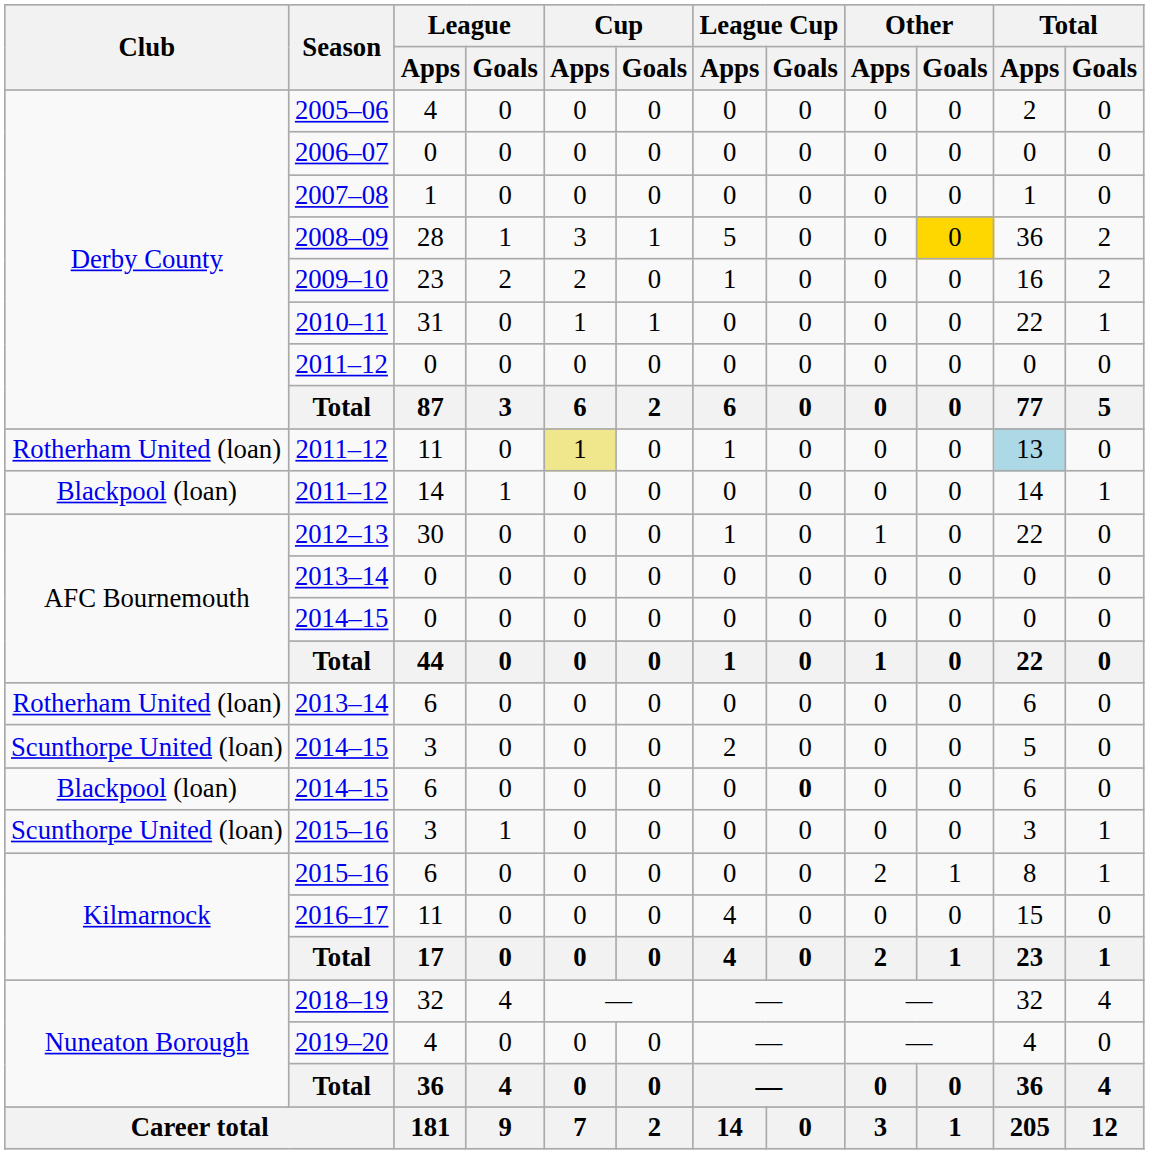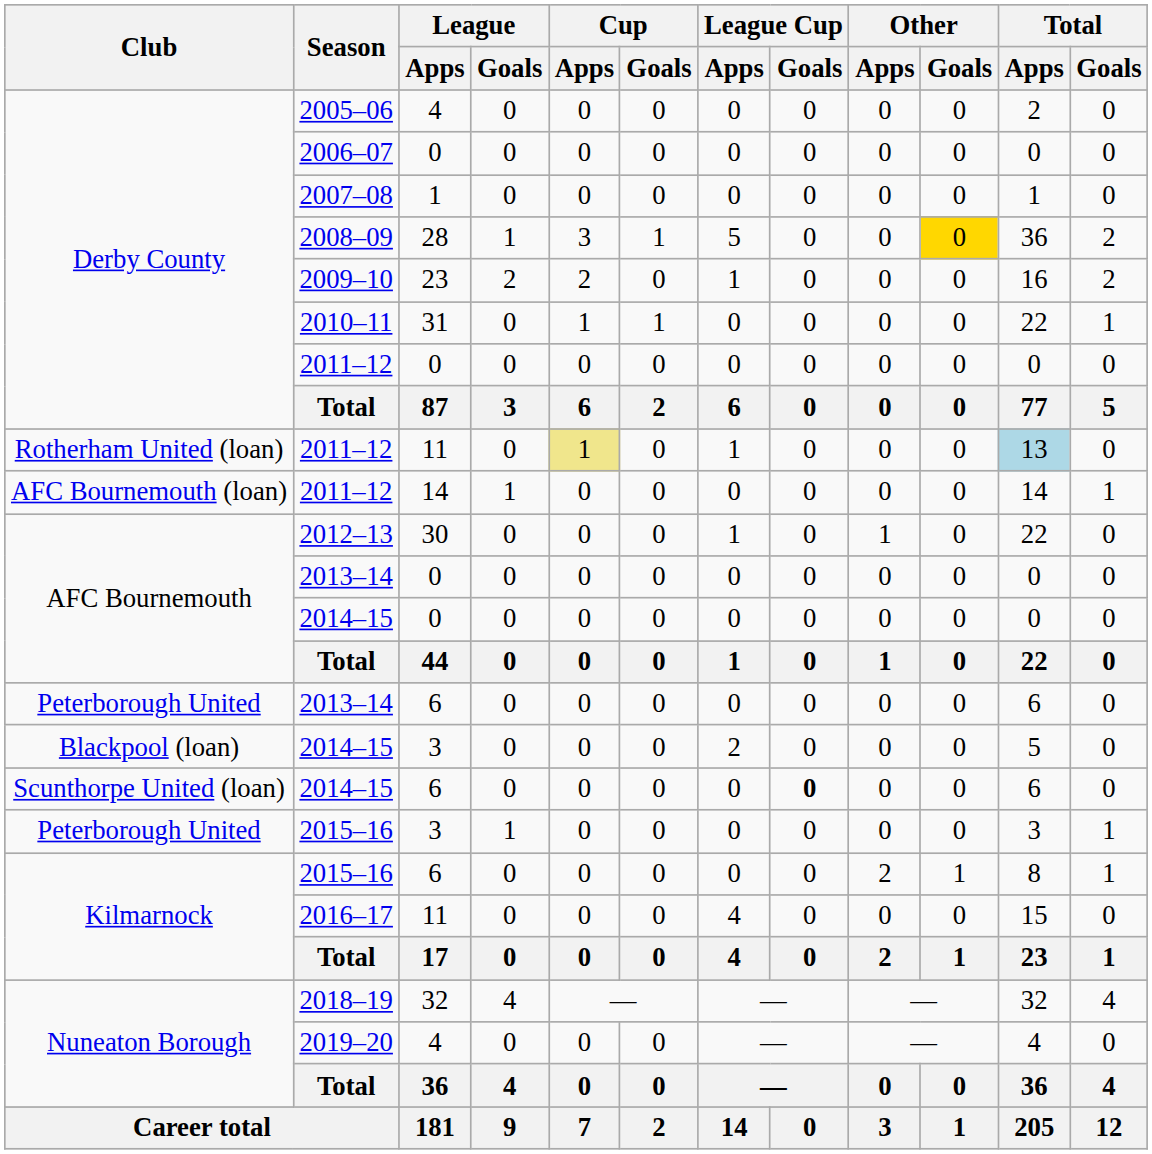(147, 491) Blackpool (loan) -> (149, 491) AFC Bournemouth (loan)
(147, 703) Rotherham United (loan) -> (149, 703) Peterborough United
(147, 746) Scunthorpe United (loan) -> (149, 746) Blackpool (loan)
(147, 788) Blackpool (loan) -> (149, 788) Scunthorpe United (loan)
(147, 830) Scunthorpe United (loan) -> (149, 830) Peterborough United
